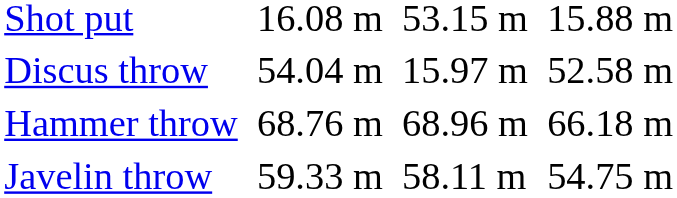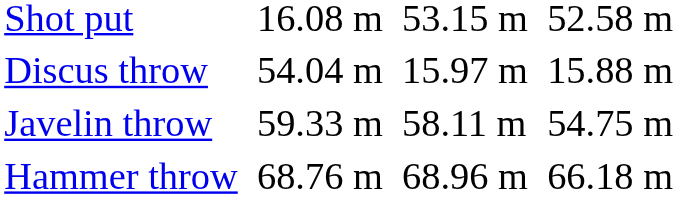(610, 17) 15.88 m -> (610, 17) 52.58 m
(610, 70) 52.58 m -> (610, 70) 15.88 m
rows swapped: (121, 123) <-> (108, 176)
